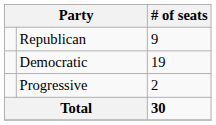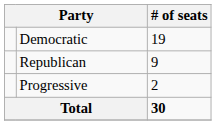rows swapped: (54, 62) <-> (53, 39)
